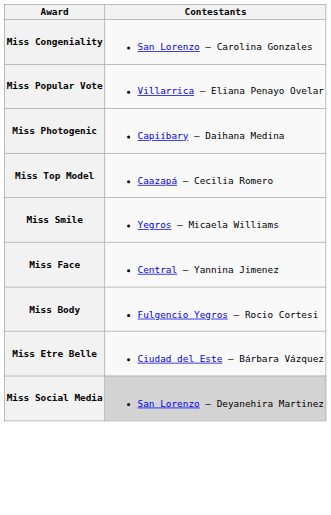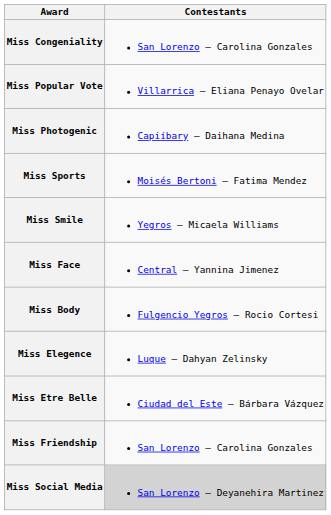- row: (55, 176)
+ row: (55, 176)
+ row: (55, 354)
+ row: (55, 443)
